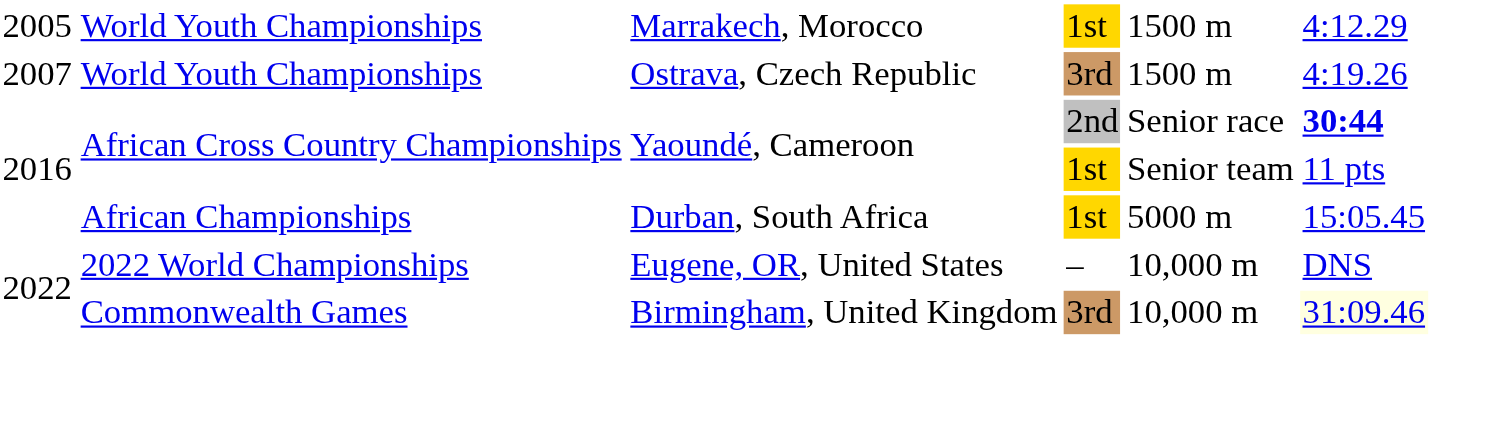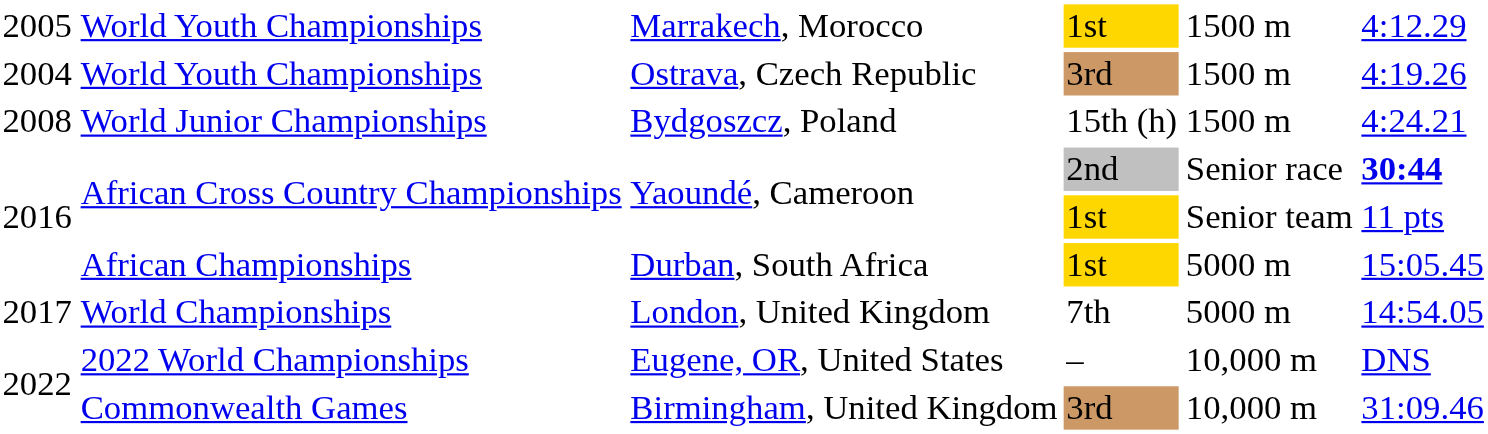(37, 73) 2007 -> (37, 73) 2004
+ row: (284, 120)
+ row: (236, 311)
(1364, 311) lightyellow background -> (1423, 407) no background
